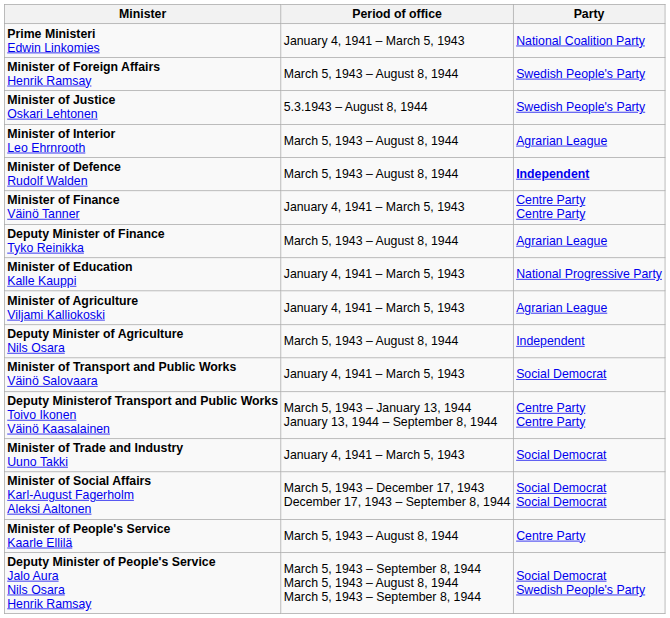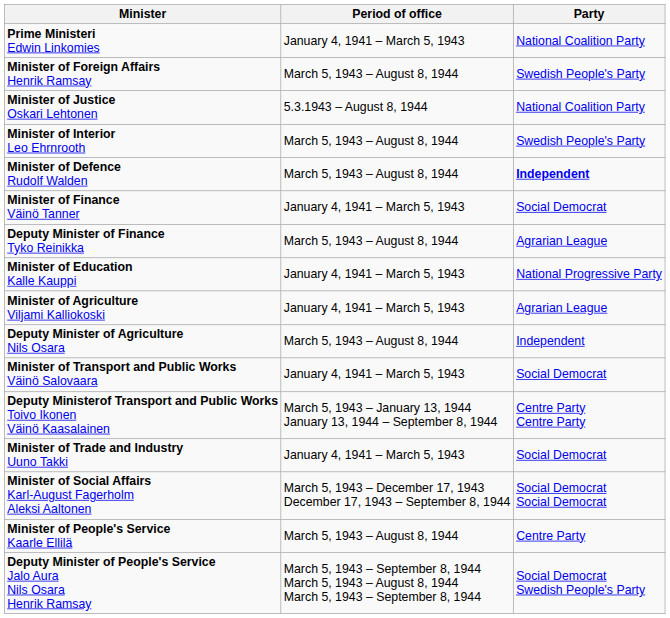(581, 107) Swedish People's Party -> (581, 107) National Coalition Party
(562, 140) Agrarian League -> (581, 140) Swedish People's Party
(551, 207) Centre Party Centre Party -> (561, 207) Social Democrat
